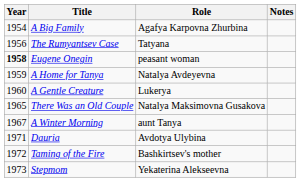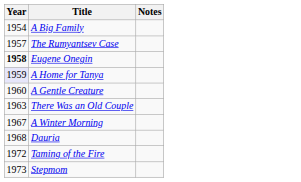- column: (202, 12)
(17, 43) 1956 -> (17, 43) 1957
(17, 75) no background -> (17, 75) lavender background
(17, 106) 1965 -> (17, 106) 1963
(17, 138) 1971 -> (17, 138) 1968
